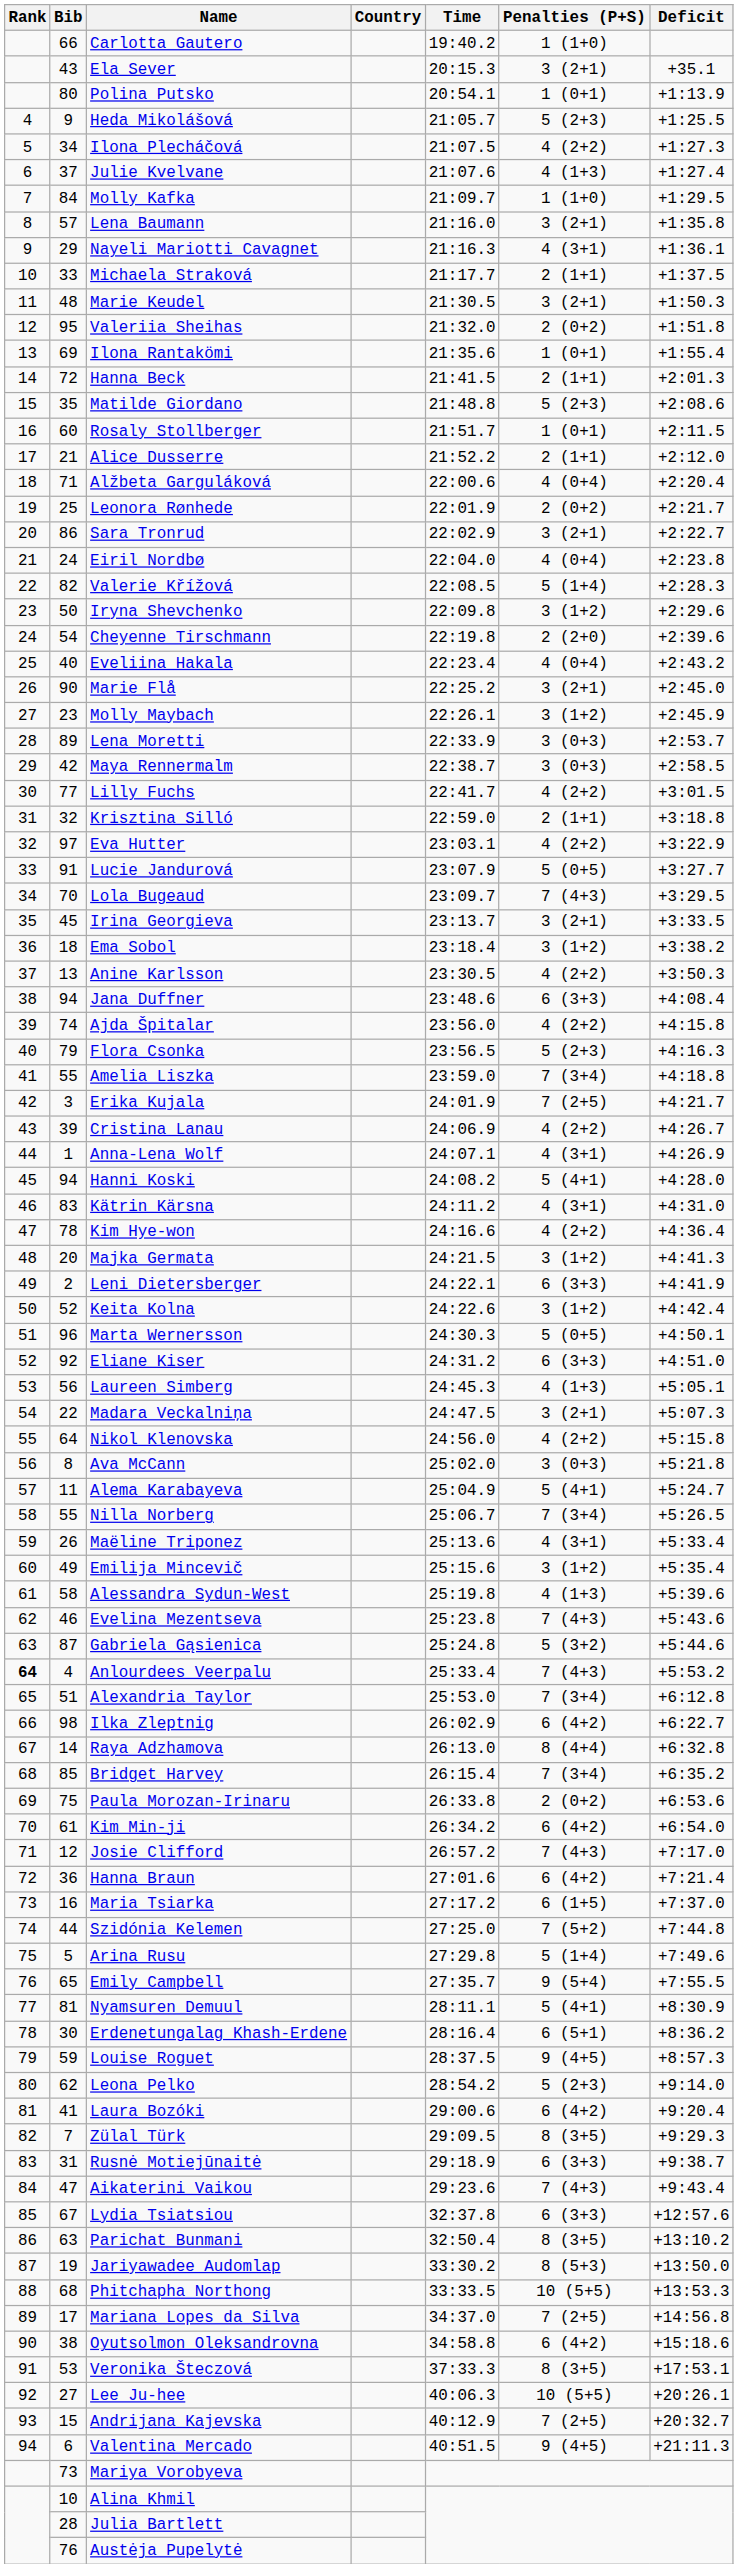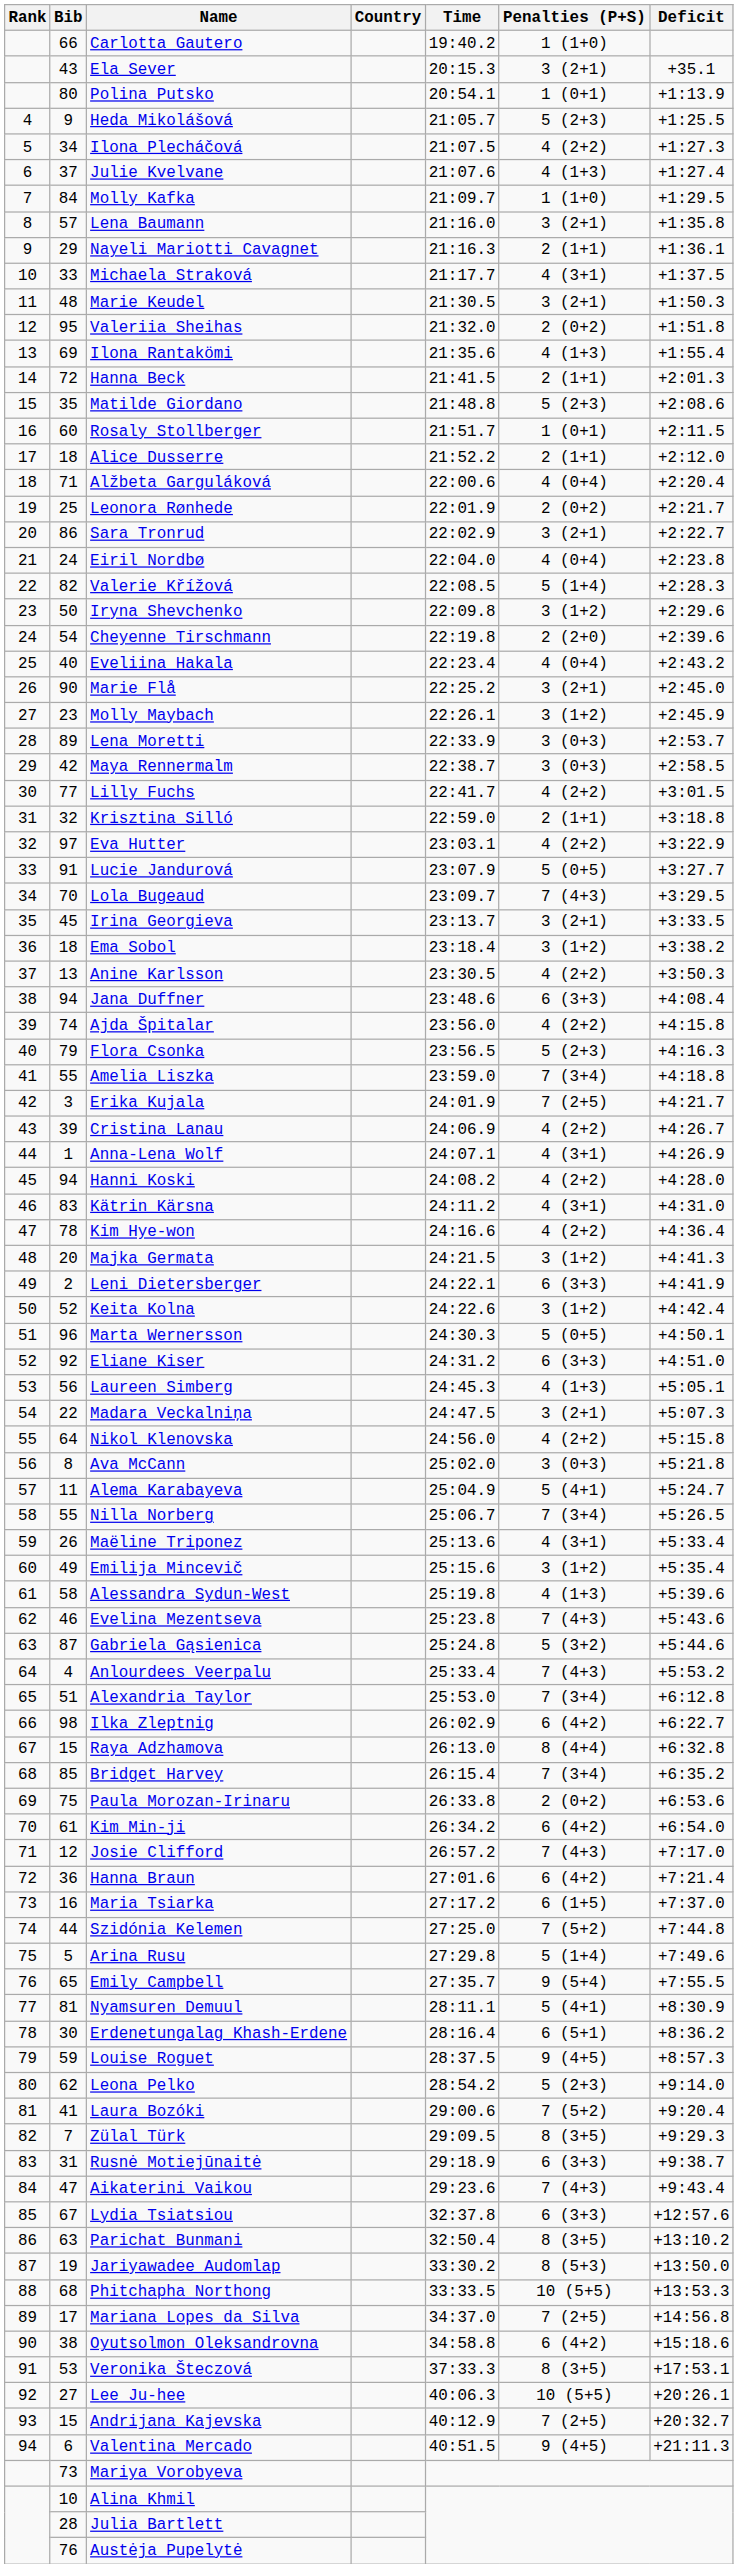(574, 250) 4 (3+1) -> (574, 250) 2 (1+1)
(574, 276) 2 (1+1) -> (574, 276) 4 (3+1)
(574, 354) 1 (0+1) -> (574, 354) 4 (1+3)
(68, 457) 21 -> (68, 457) 18
(574, 1181) 5 (4+1) -> (574, 1181) 4 (2+2)
(27, 1672) bold -> (27, 1672) normal
(68, 1749) 14 -> (68, 1749) 15
(574, 2111) 6 (4+2) -> (574, 2111) 7 (5+2)
